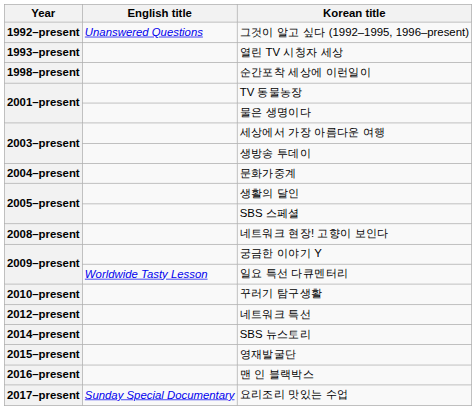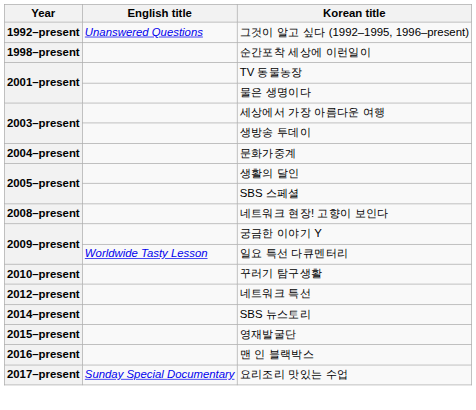- row: (291, 52)
